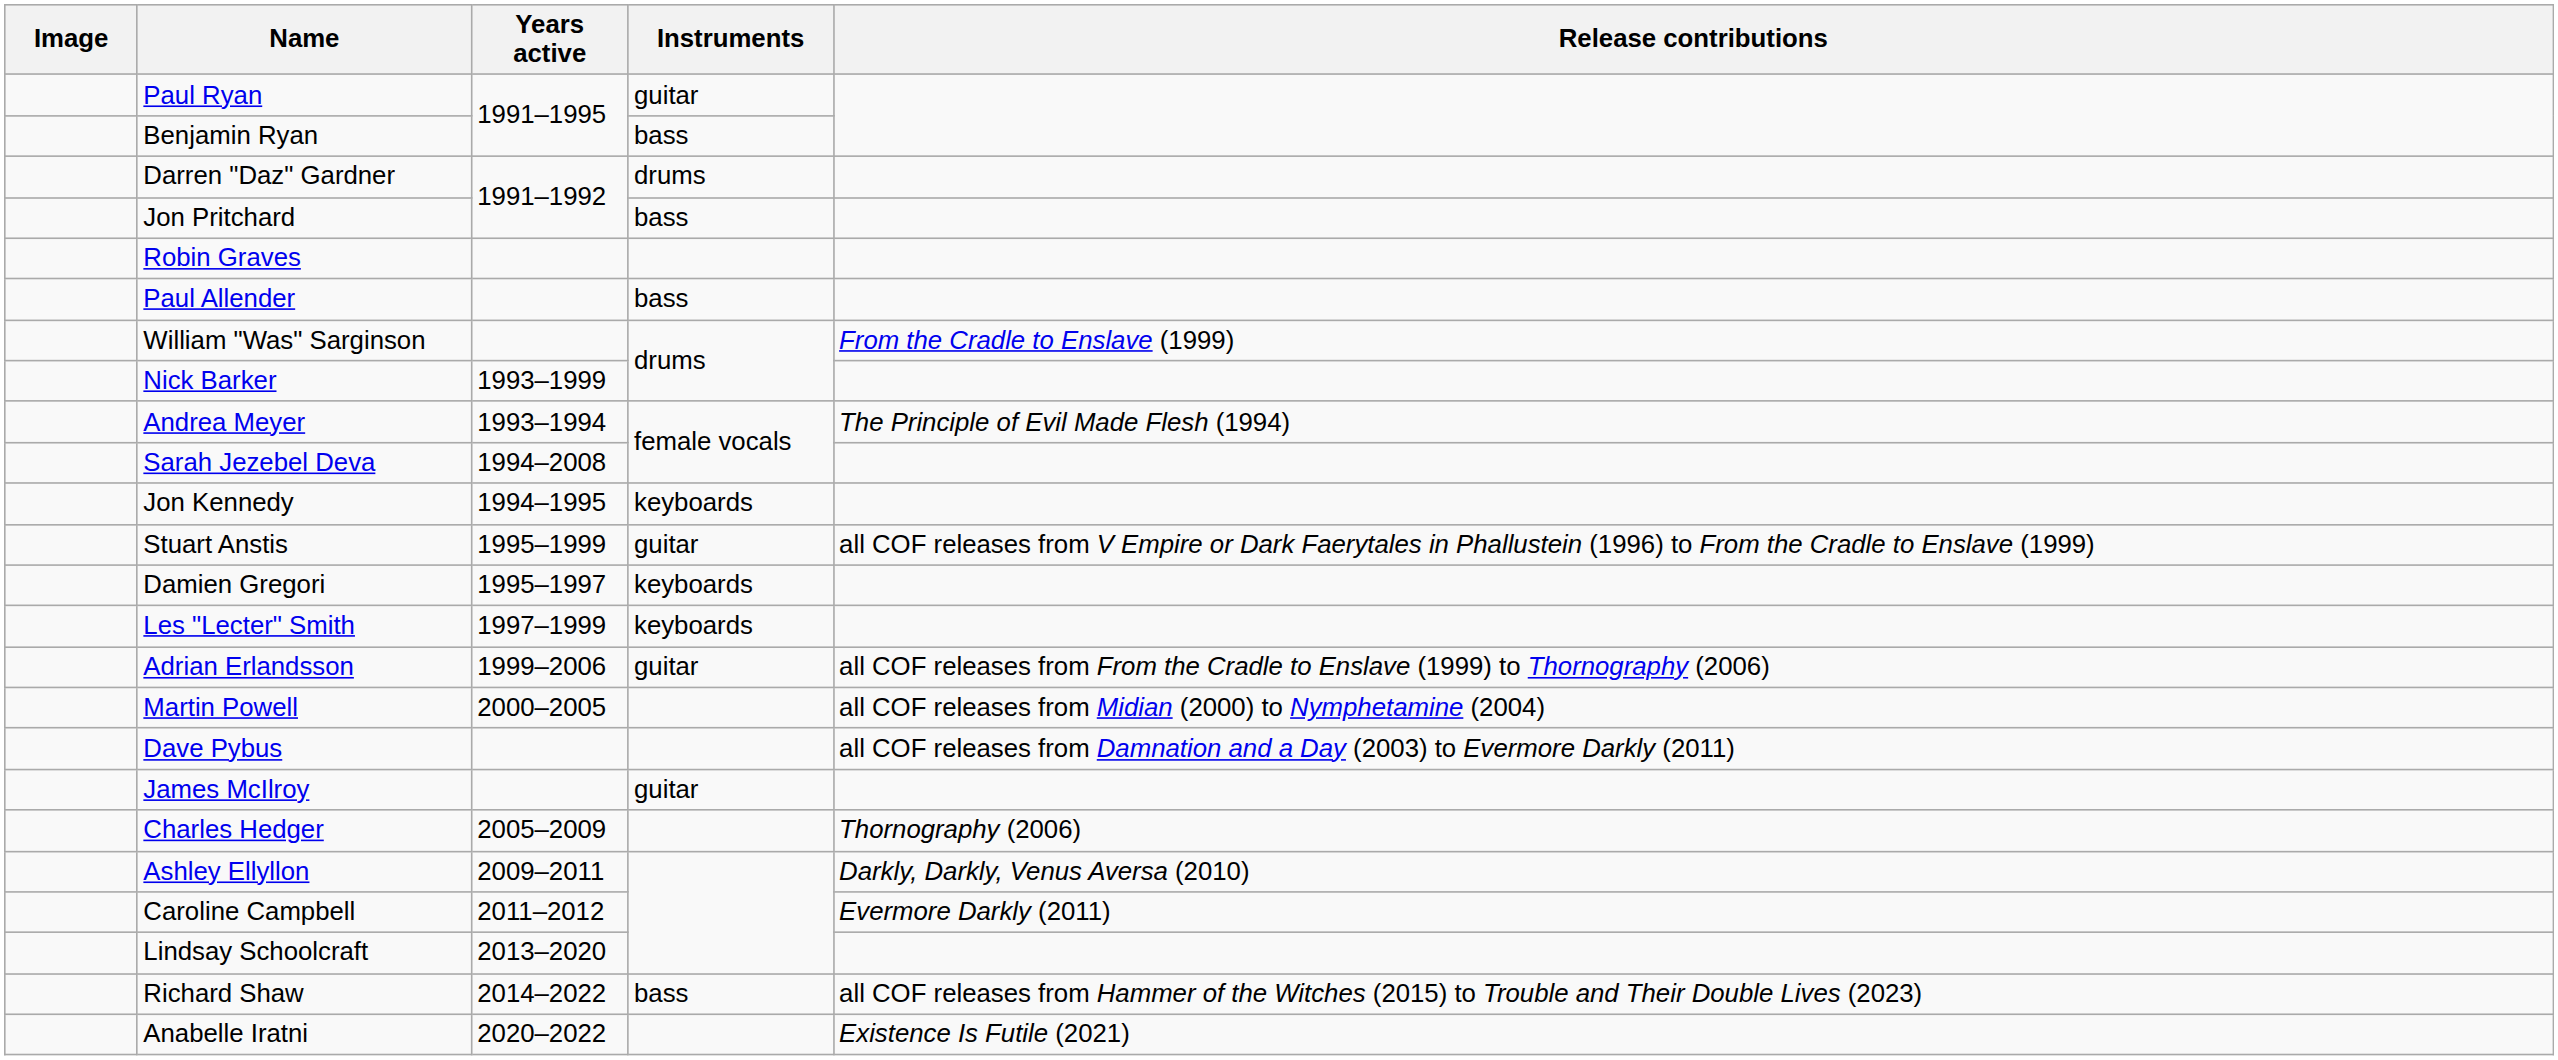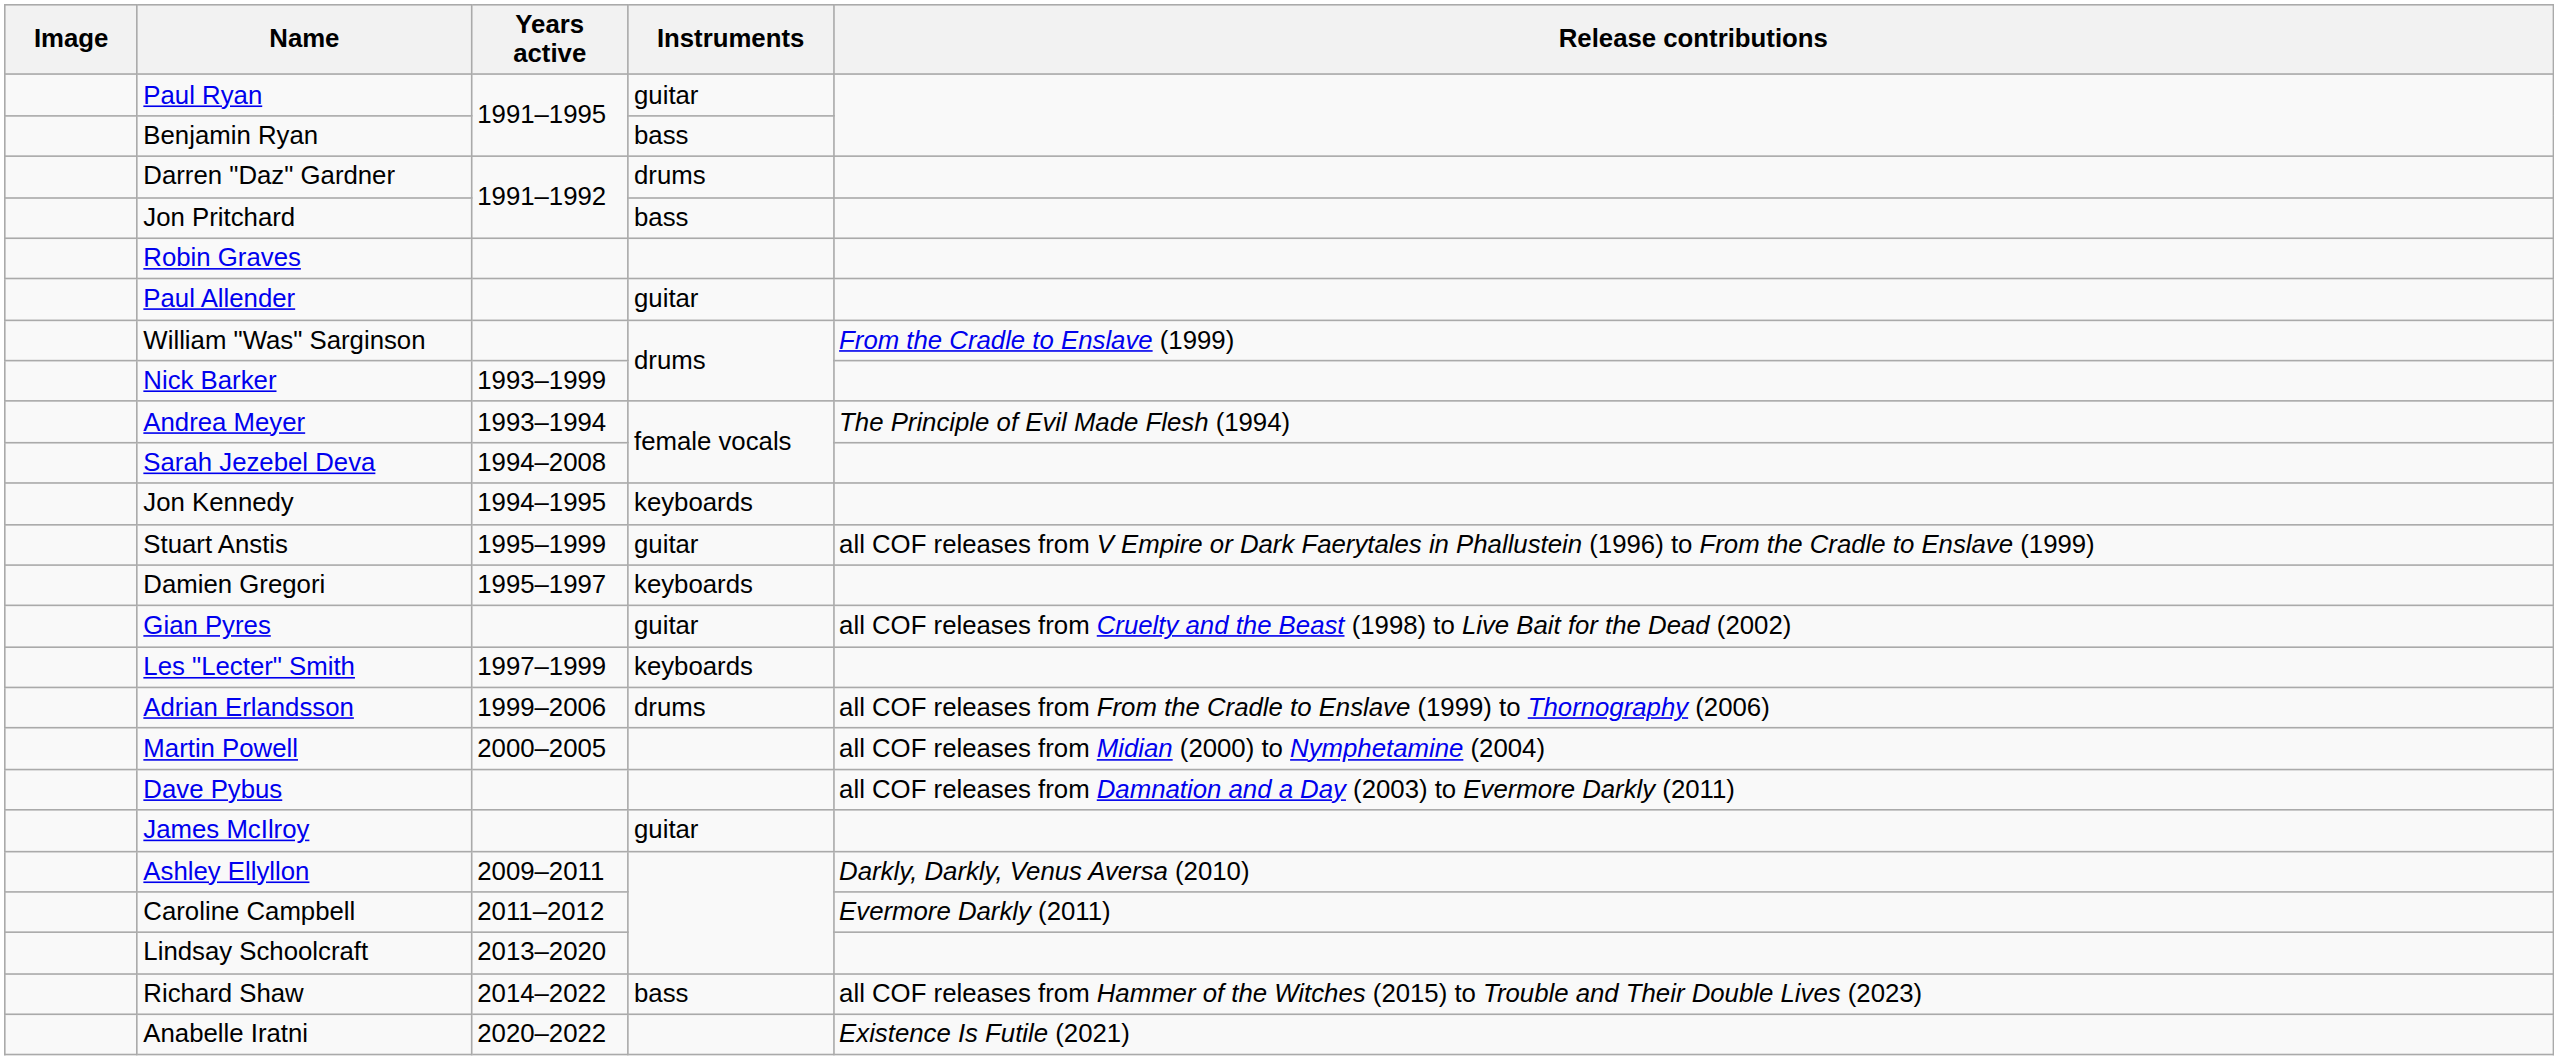(661, 299) bass -> (666, 299) guitar
+ row: (207, 625)
(666, 666) guitar -> (670, 707) drums
- row: (234, 830)
